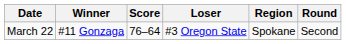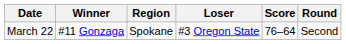columns swapped: (145, 13) <-> (274, 13)
